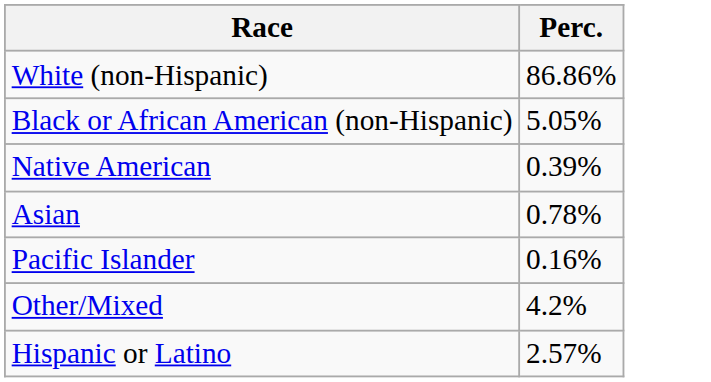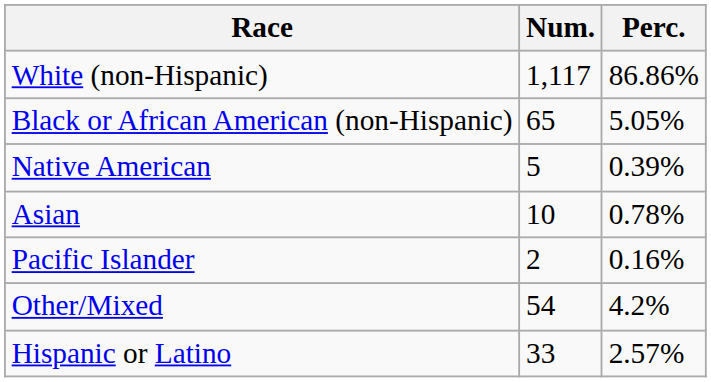+ column: (561, 27)
